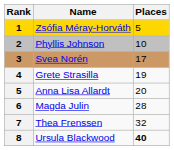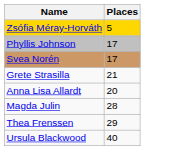- column: (19, 12)
(141, 43) 10 -> (112, 43) 17
(141, 75) 19 -> (112, 75) 21
(141, 122) 32 -> (112, 122) 29
(141, 138) bold -> (112, 138) normal
